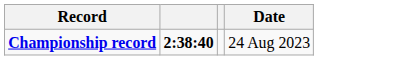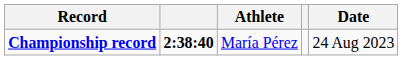+ column: (259, 17)
